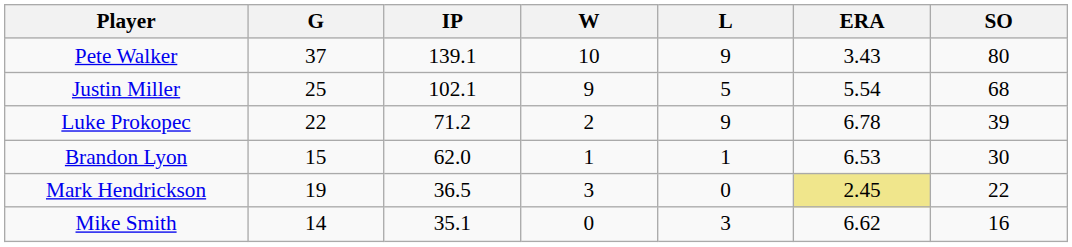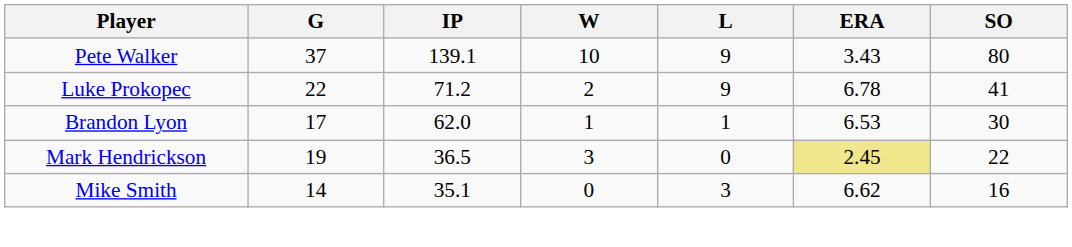- row: (126, 88)
(999, 122) 39 -> (999, 88) 41
(316, 156) 15 -> (316, 122) 17
